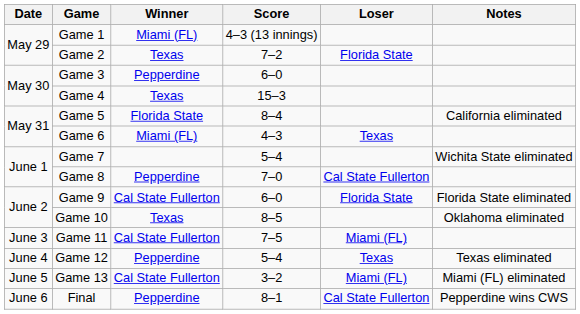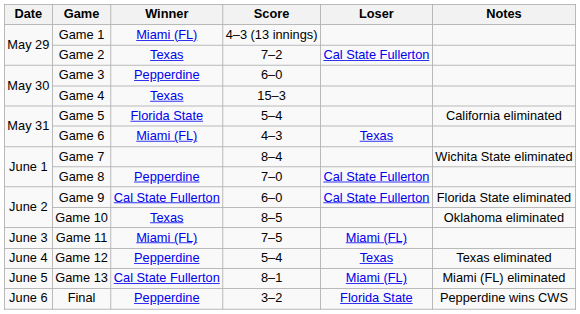(376, 55) Florida State -> (376, 55) Cal State Fullerton
(272, 116) 8–4 -> (272, 116) 5–4
(272, 156) 5–4 -> (272, 156) 8–4
(376, 197) Florida State -> (376, 197) Cal State Fullerton
(167, 237) Cal State Fullerton -> (167, 237) Miami (FL)
(272, 278) 3–2 -> (272, 278) 8–1
(272, 298) 8–1 -> (272, 298) 3–2
(376, 298) Cal State Fullerton -> (376, 298) Florida State
